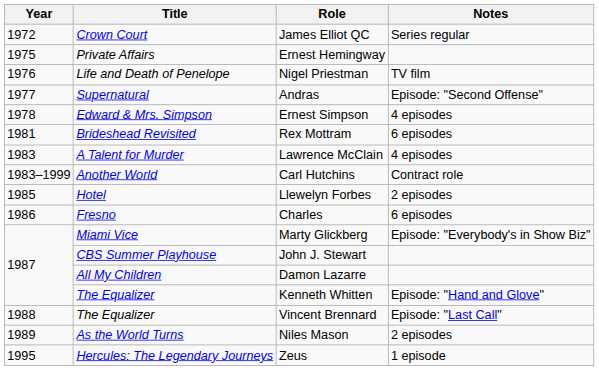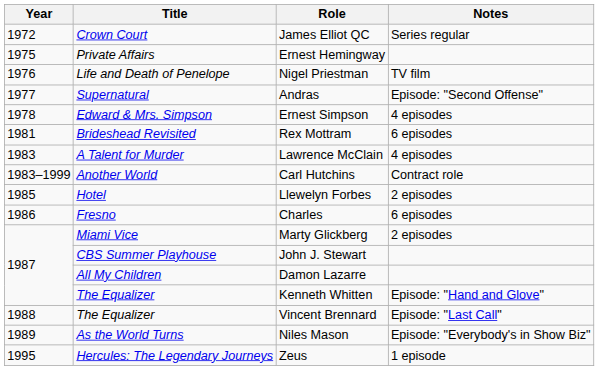(491, 235) Episode: "Everybody's in Show Biz" -> (421, 235) 2 episodes
(421, 335) 2 episodes -> (491, 335) Episode: "Everybody's in Show Biz"
